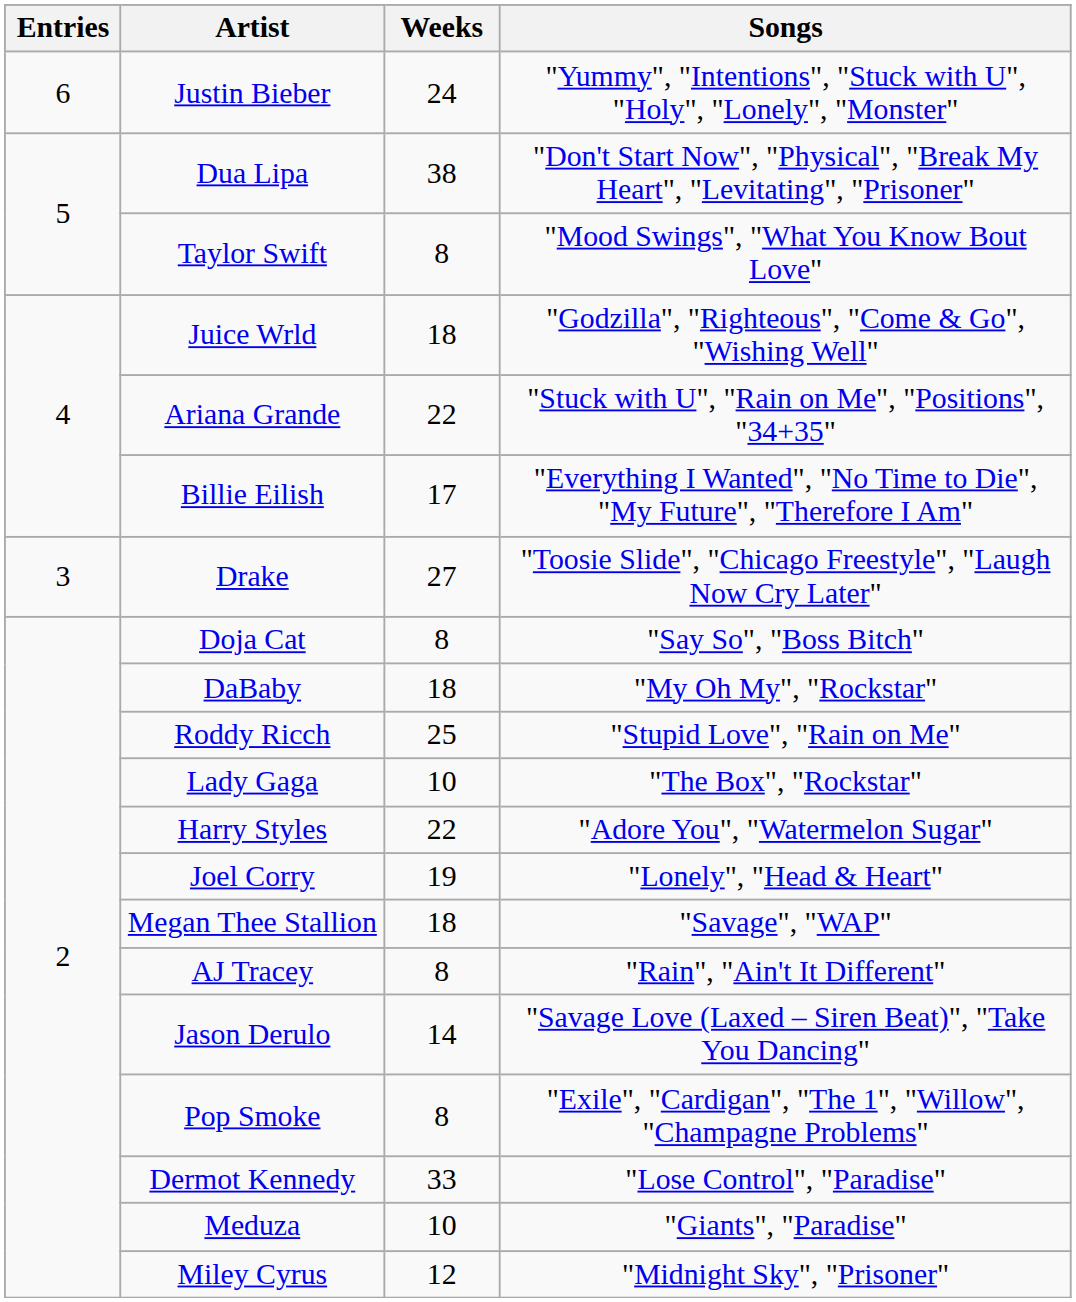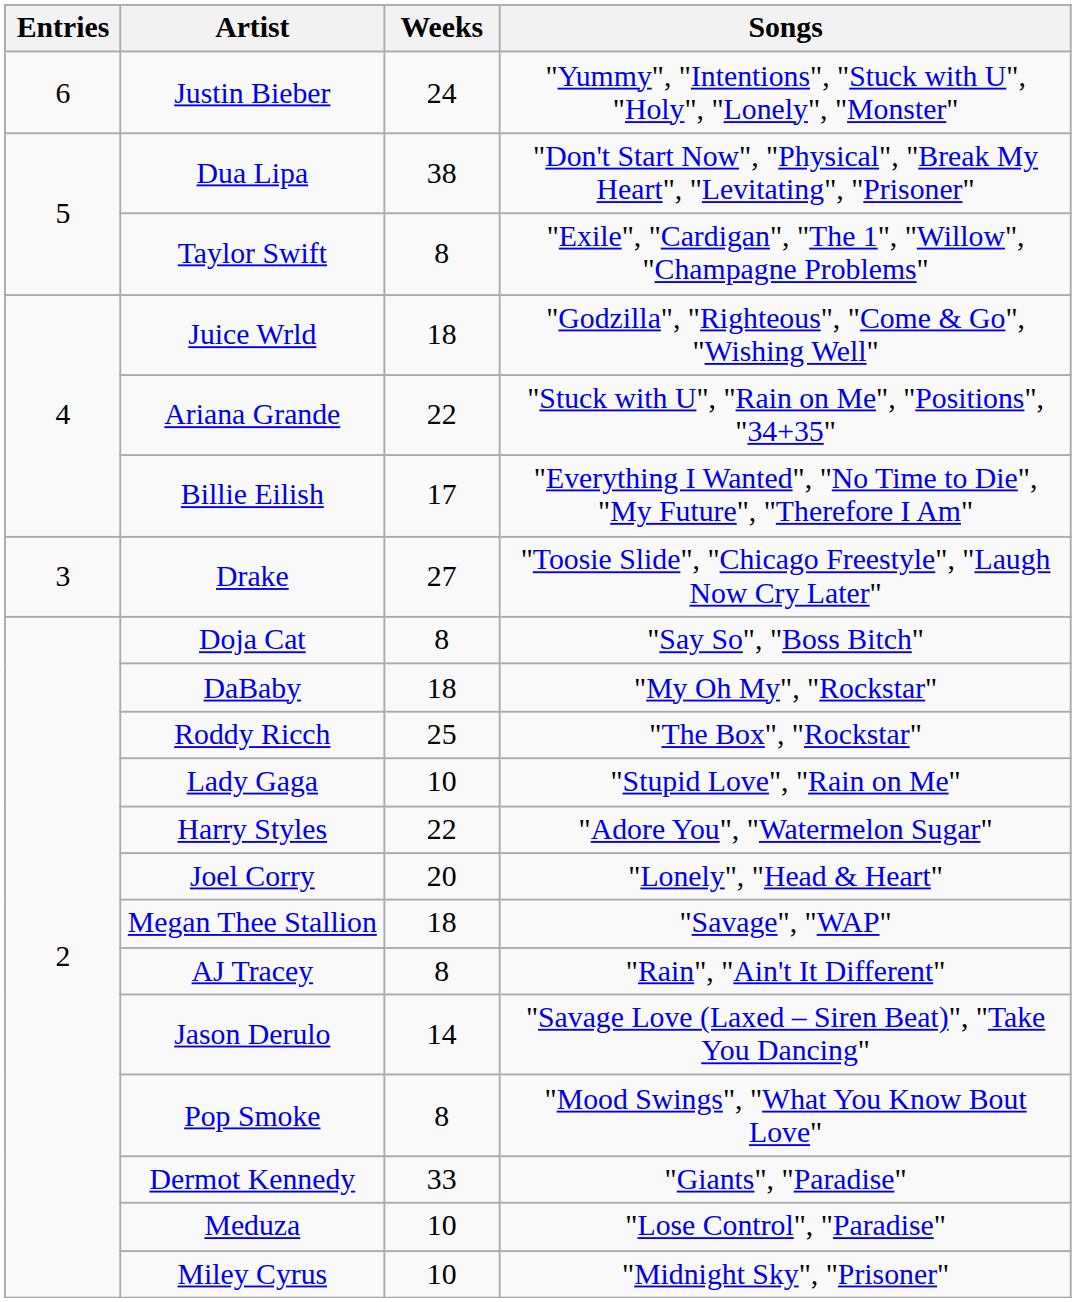(786, 253) "Mood Swings", "What You Know Bout Love" -> (786, 253) "Exile", "Cardigan", "The 1", "Willow", "Champagne Problems"
(786, 734) "Stupid Love", "Rain on Me" -> (786, 734) "The Box", "Rockstar"
(786, 781) "The Box", "Rockstar" -> (786, 781) "Stupid Love", "Rain on Me"
(442, 876) 19 -> (442, 876) 20
(786, 1115) "Exile", "Cardigan", "The 1", "Willow", "Champagne Problems" -> (786, 1115) "Mood Swings", "What You Know Bout Love"
(786, 1178) "Lose Control", "Paradise" -> (786, 1178) "Giants", "Paradise"
(786, 1226) "Giants", "Paradise" -> (786, 1226) "Lose Control", "Paradise"
(442, 1273) 12 -> (442, 1273) 10
